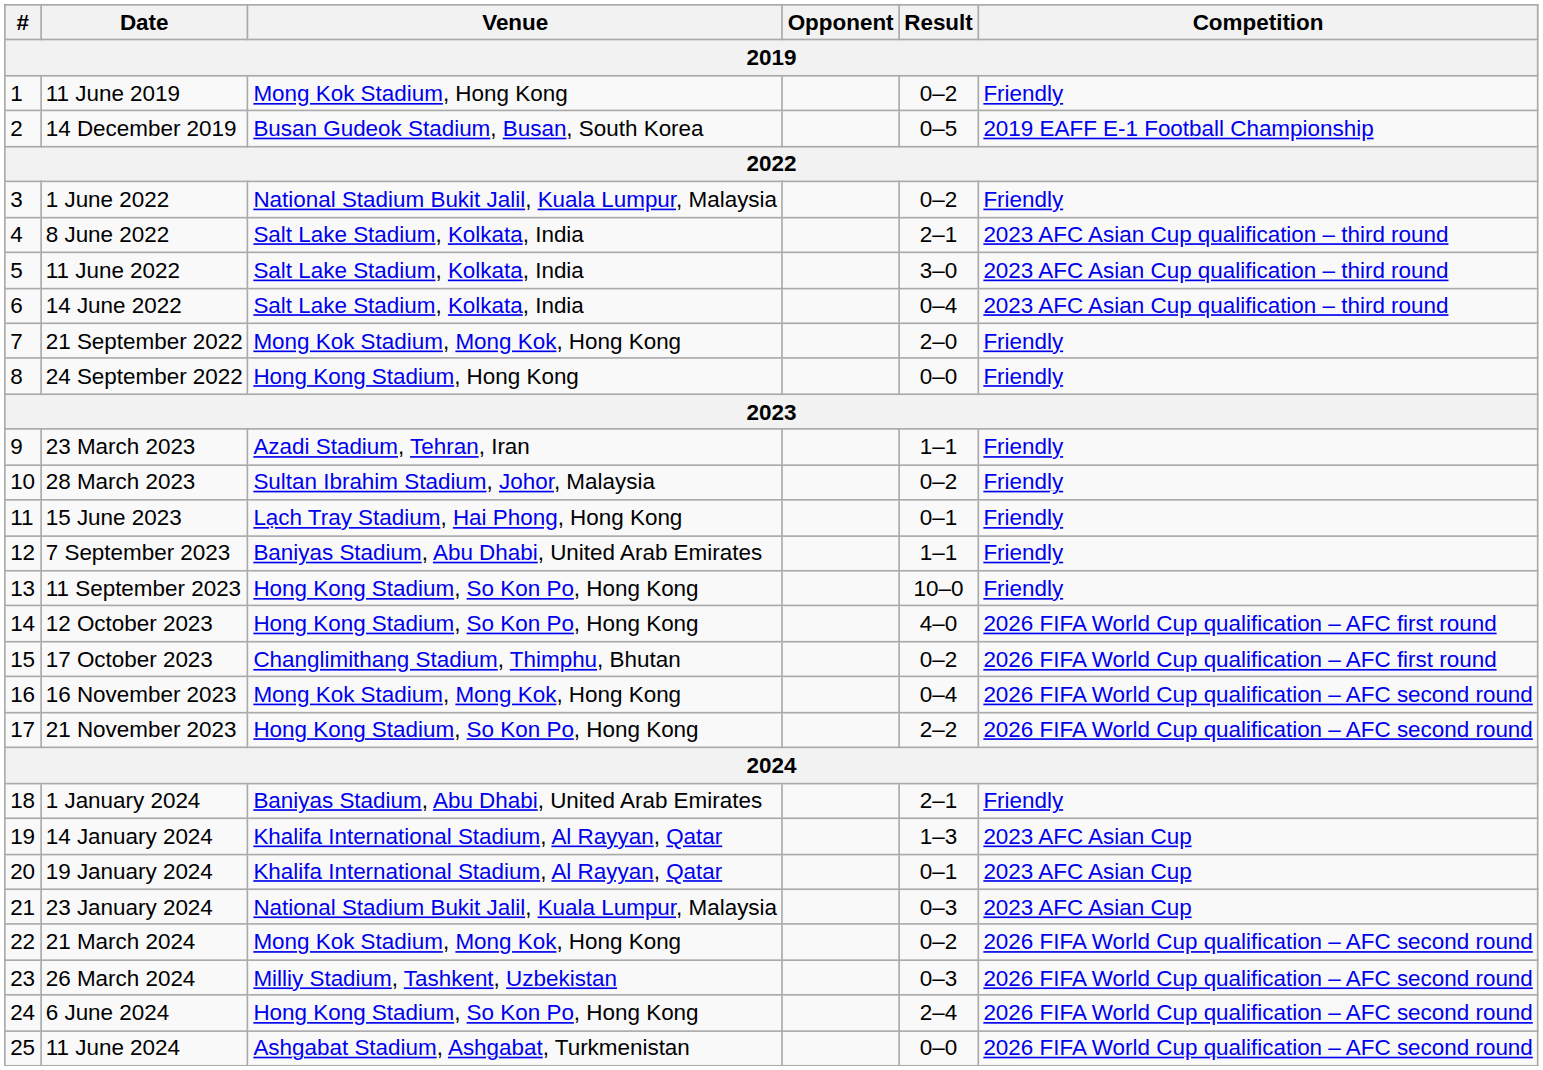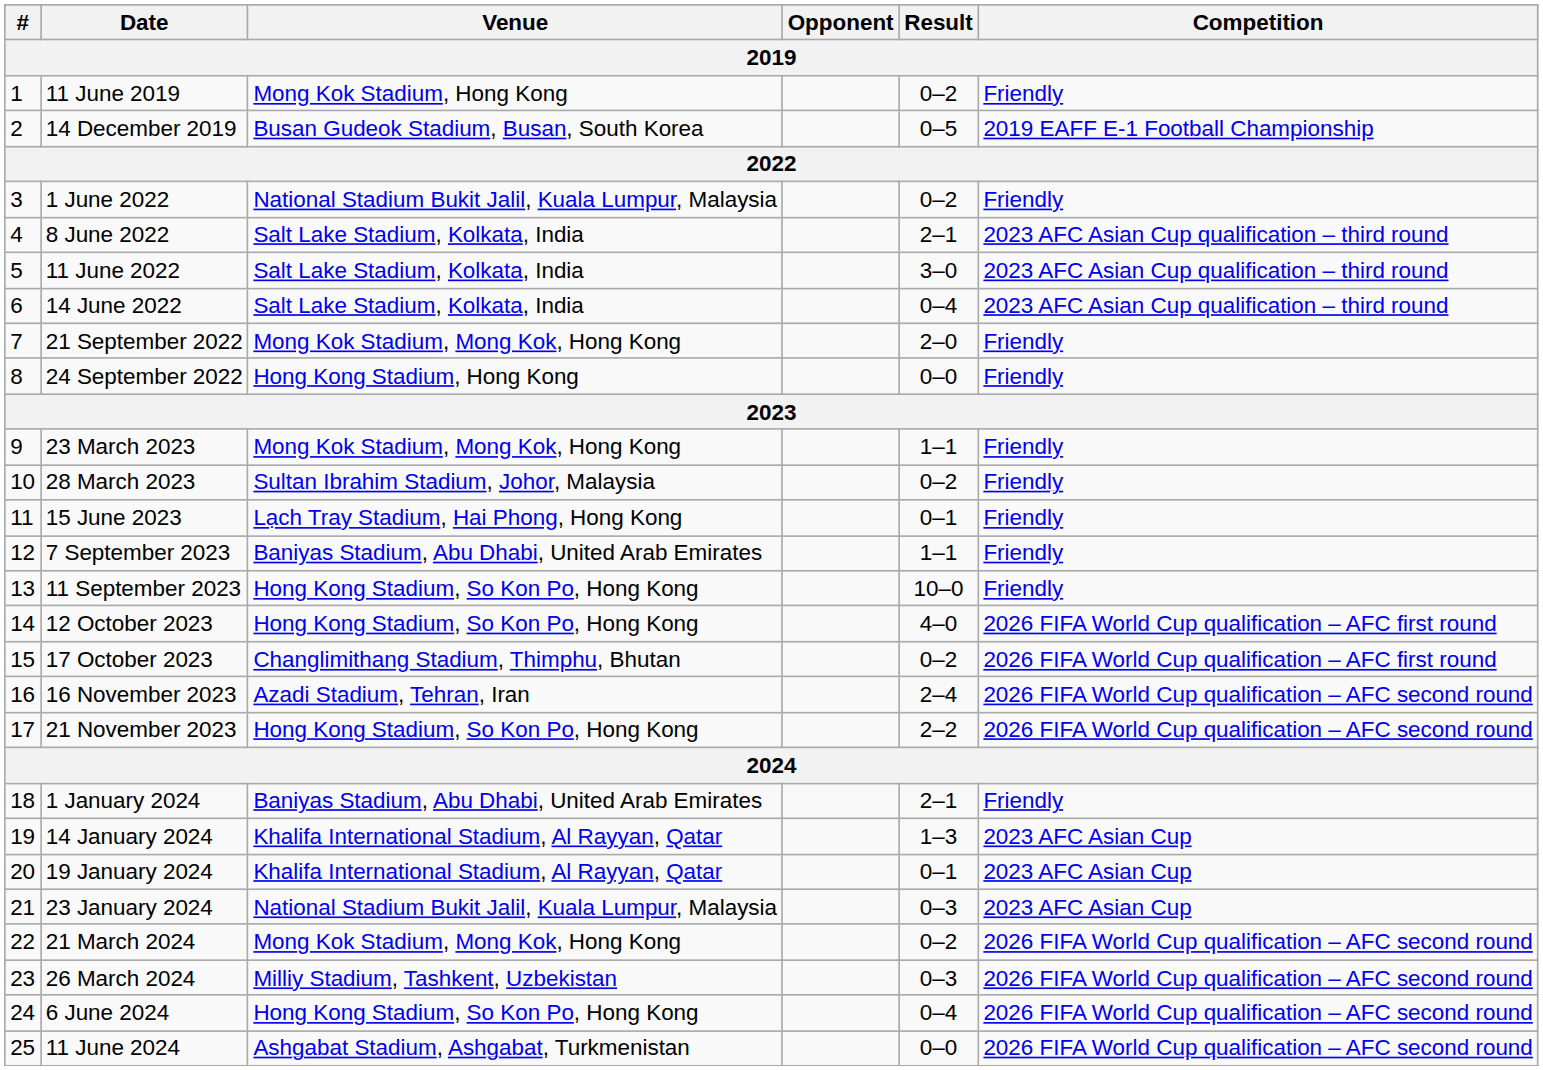(392, 447) Azadi Stadium, Tehran, Iran -> (467, 447) Mong Kok Stadium, Mong Kok, Hong Kong
(467, 694) Mong Kok Stadium, Mong Kok, Hong Kong -> (392, 694) Azadi Stadium, Tehran, Iran
(938, 694) 0–4 -> (938, 694) 2–4
(938, 1013) 2–4 -> (938, 1013) 0–4
